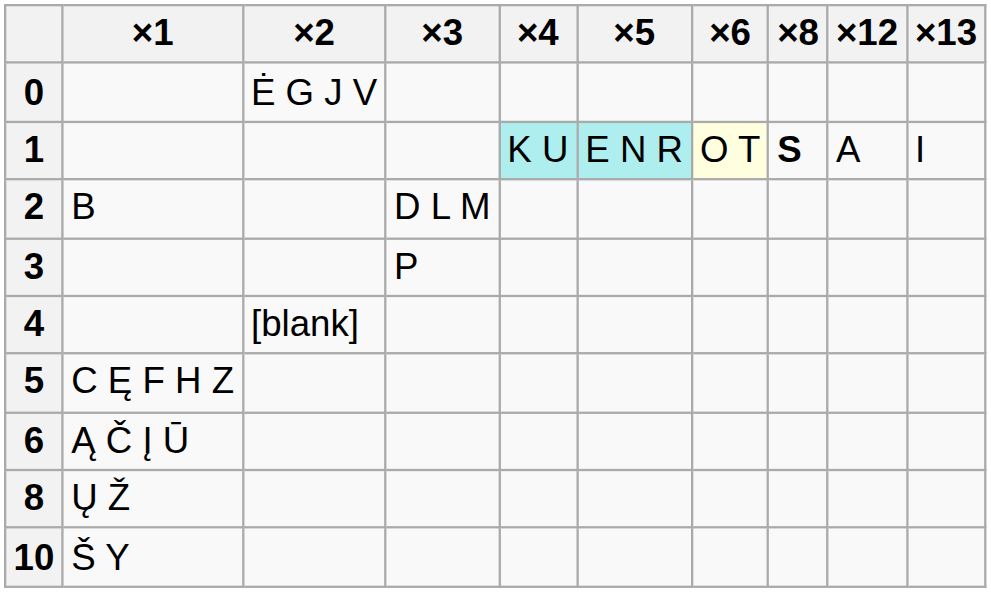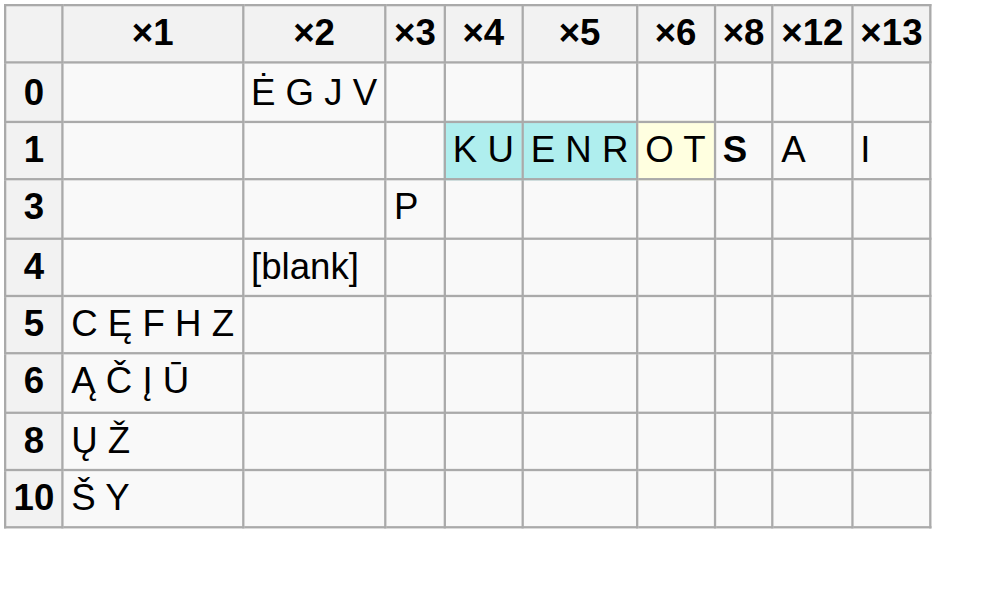- row: (34, 207)
